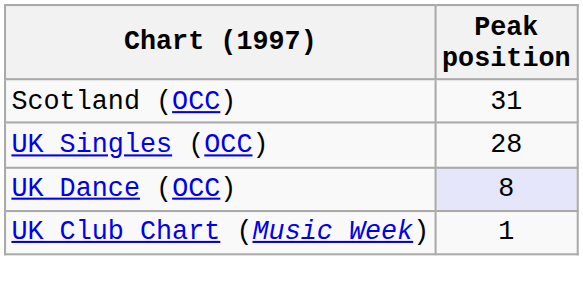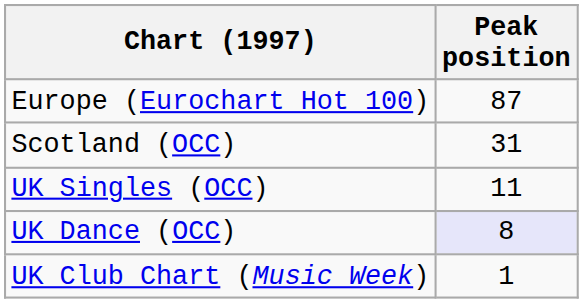+ row: (220, 101)
(506, 145) 28 -> (506, 189) 11
